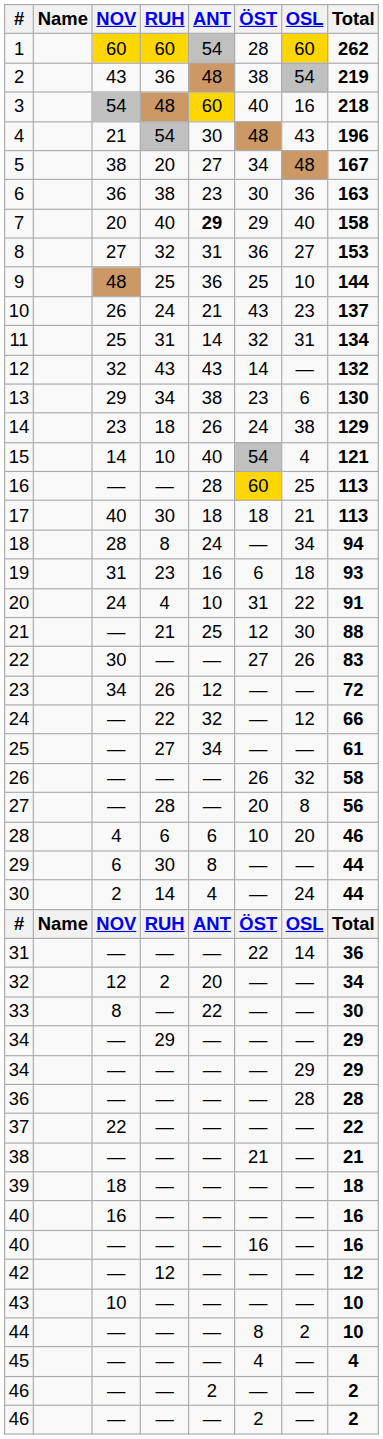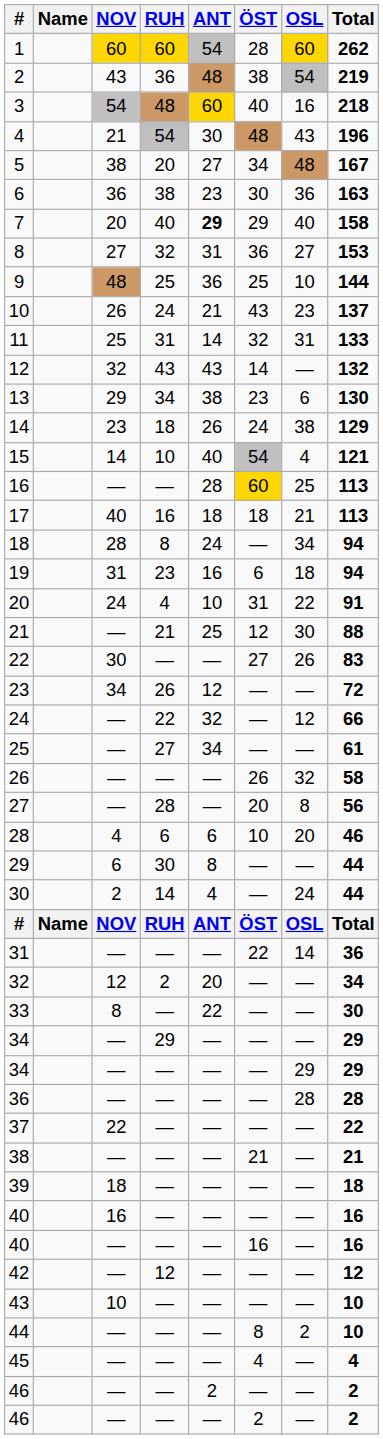(353, 340) 134 -> (353, 340) 133
(165, 515) 30 -> (165, 515) 16
(353, 573) 93 -> (353, 573) 94
